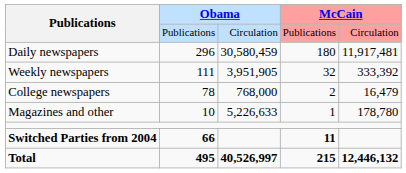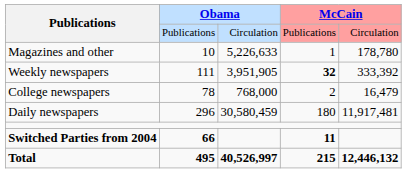rows swapped: (53, 52) <-> (61, 112)
(329, 72) normal -> (329, 72) bold
